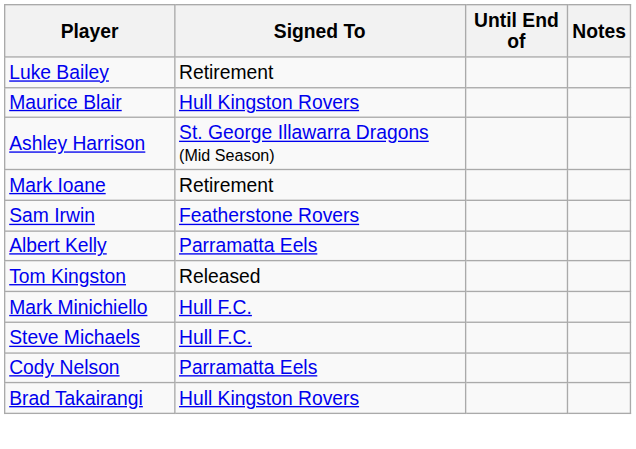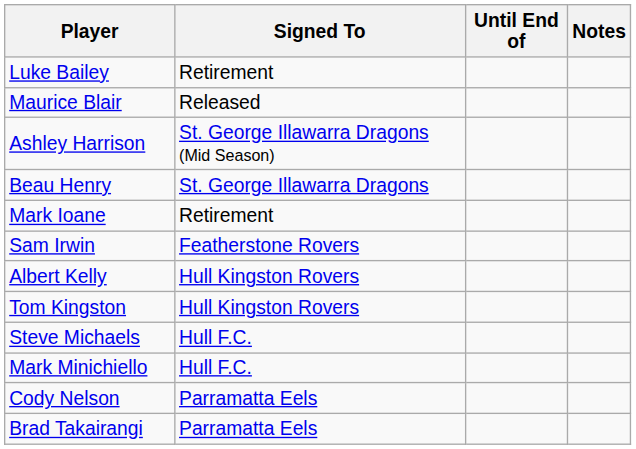(269, 103) Hull Kingston Rovers -> (220, 103) Released
+ row: (60, 185)
(248, 246) Parramatta Eels -> (269, 277) Hull Kingston Rovers
(220, 277) Released -> (269, 307) Hull Kingston Rovers
rows swapped: (75, 338) <-> (78, 307)
(269, 399) Hull Kingston Rovers -> (248, 429) Parramatta Eels
